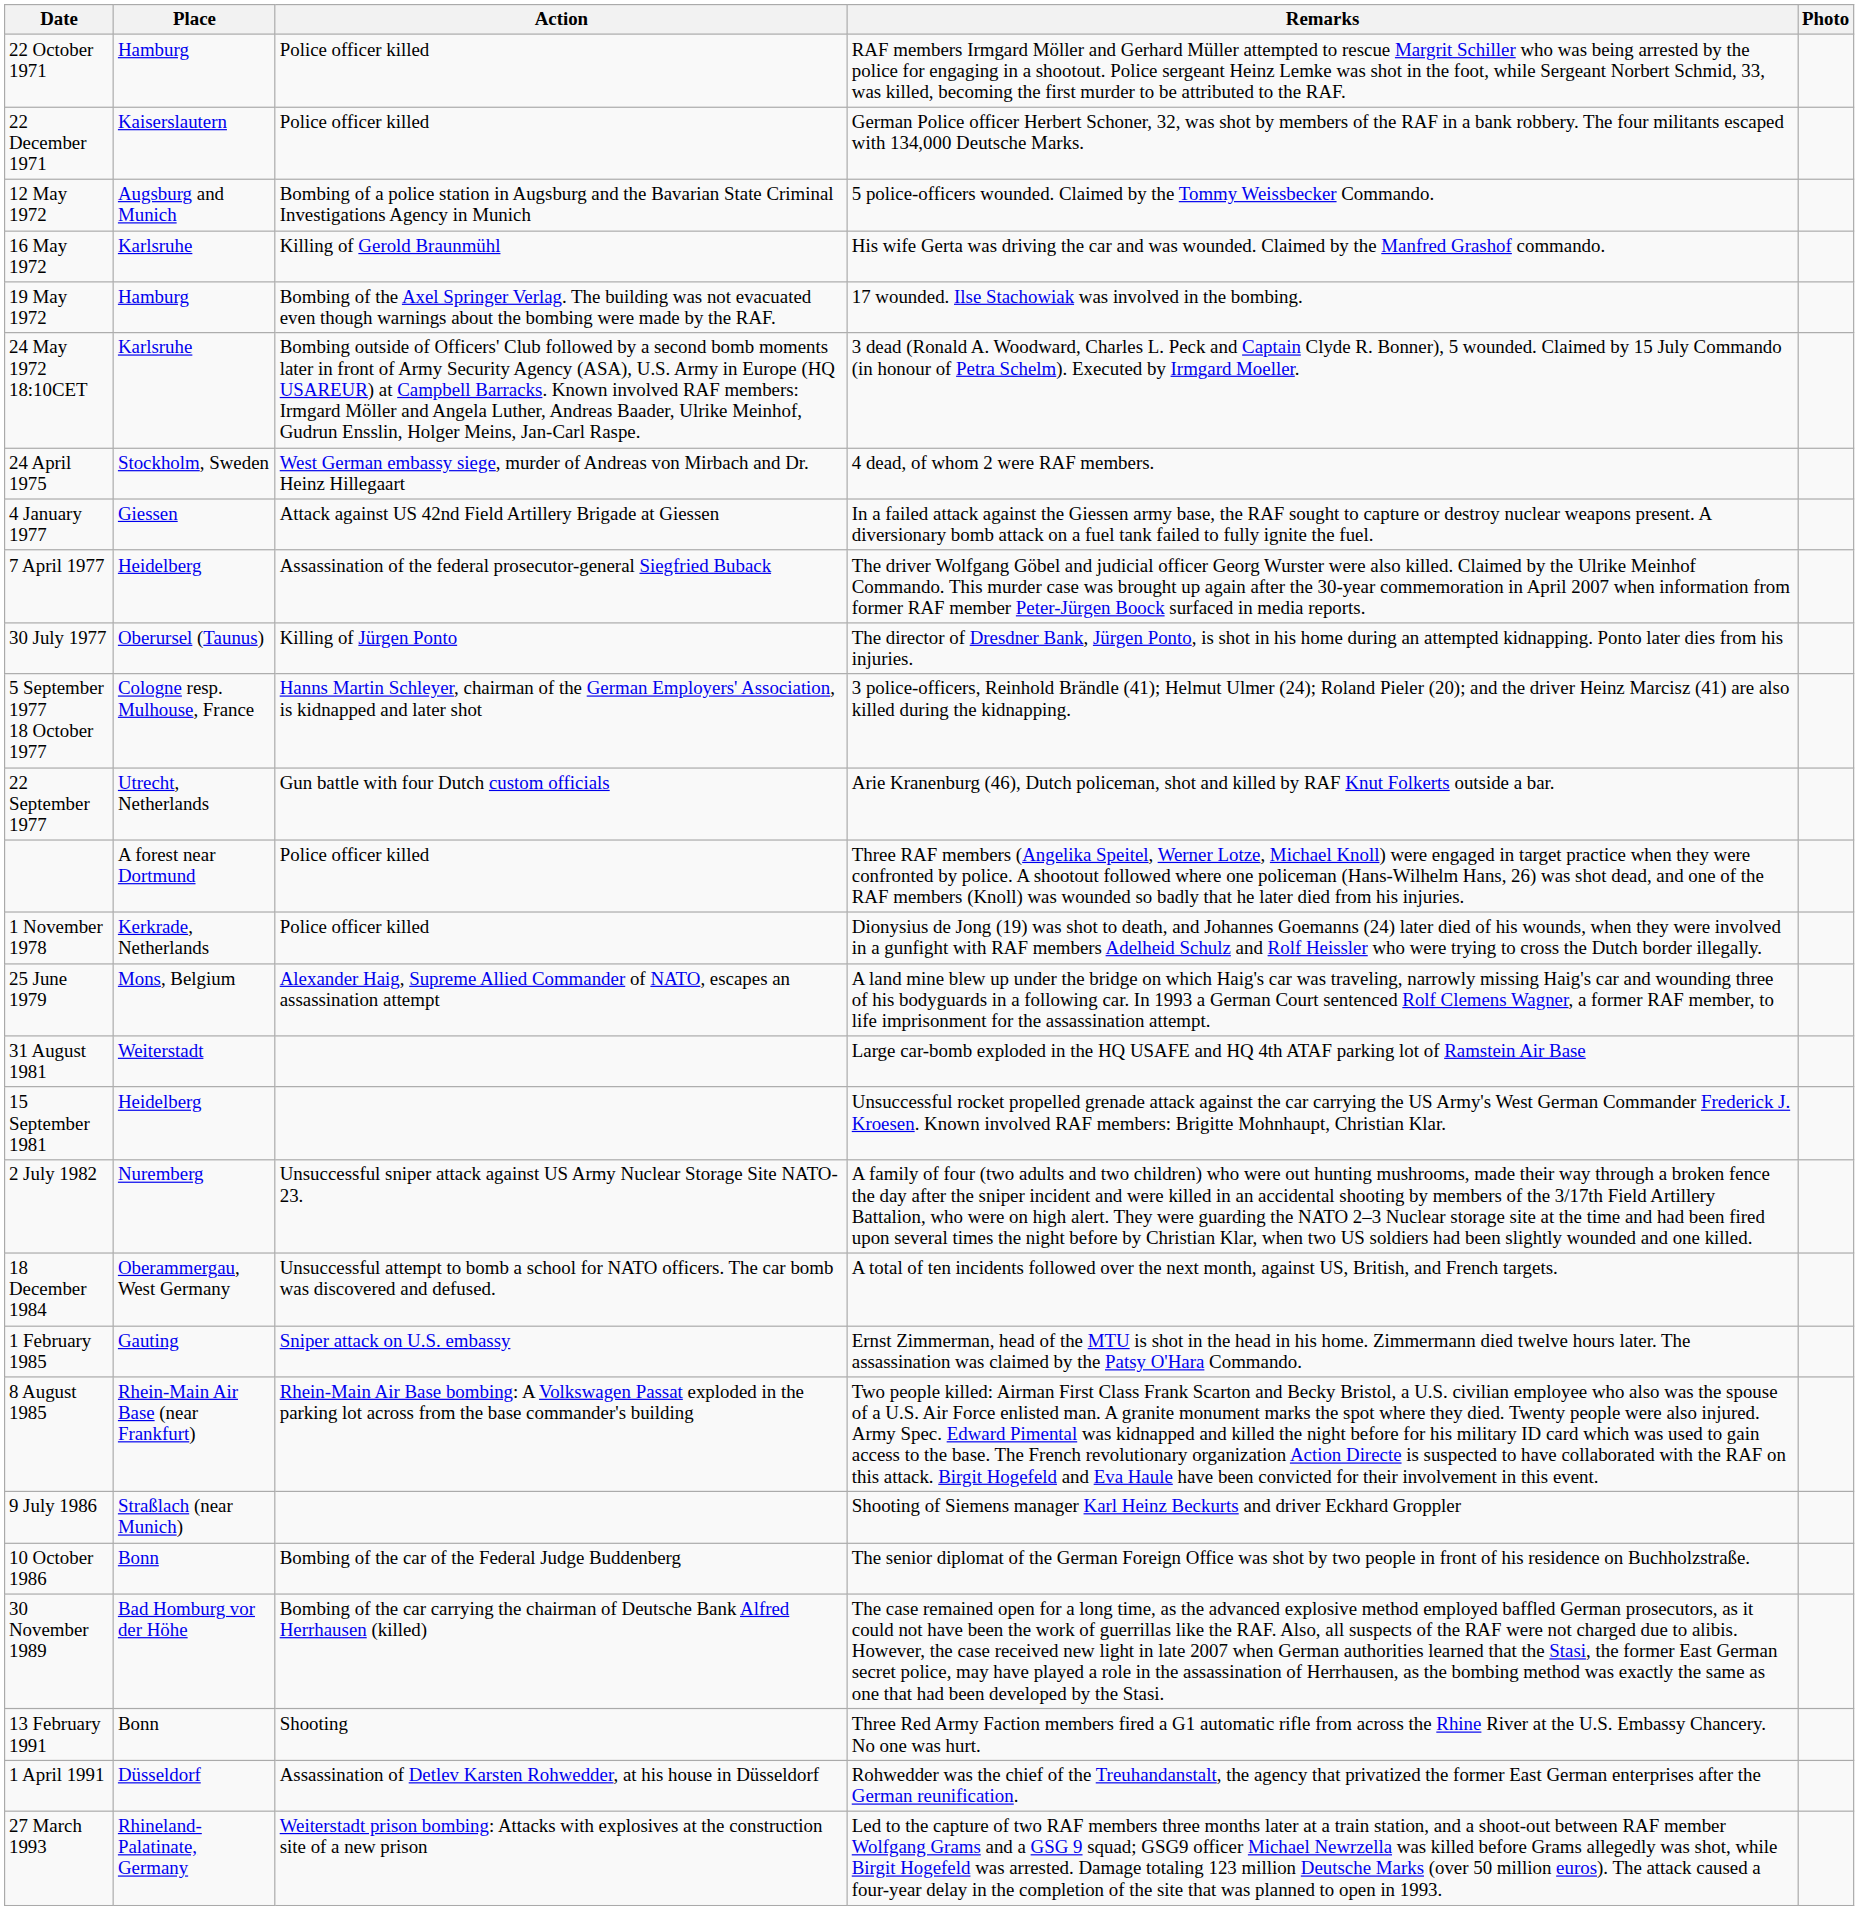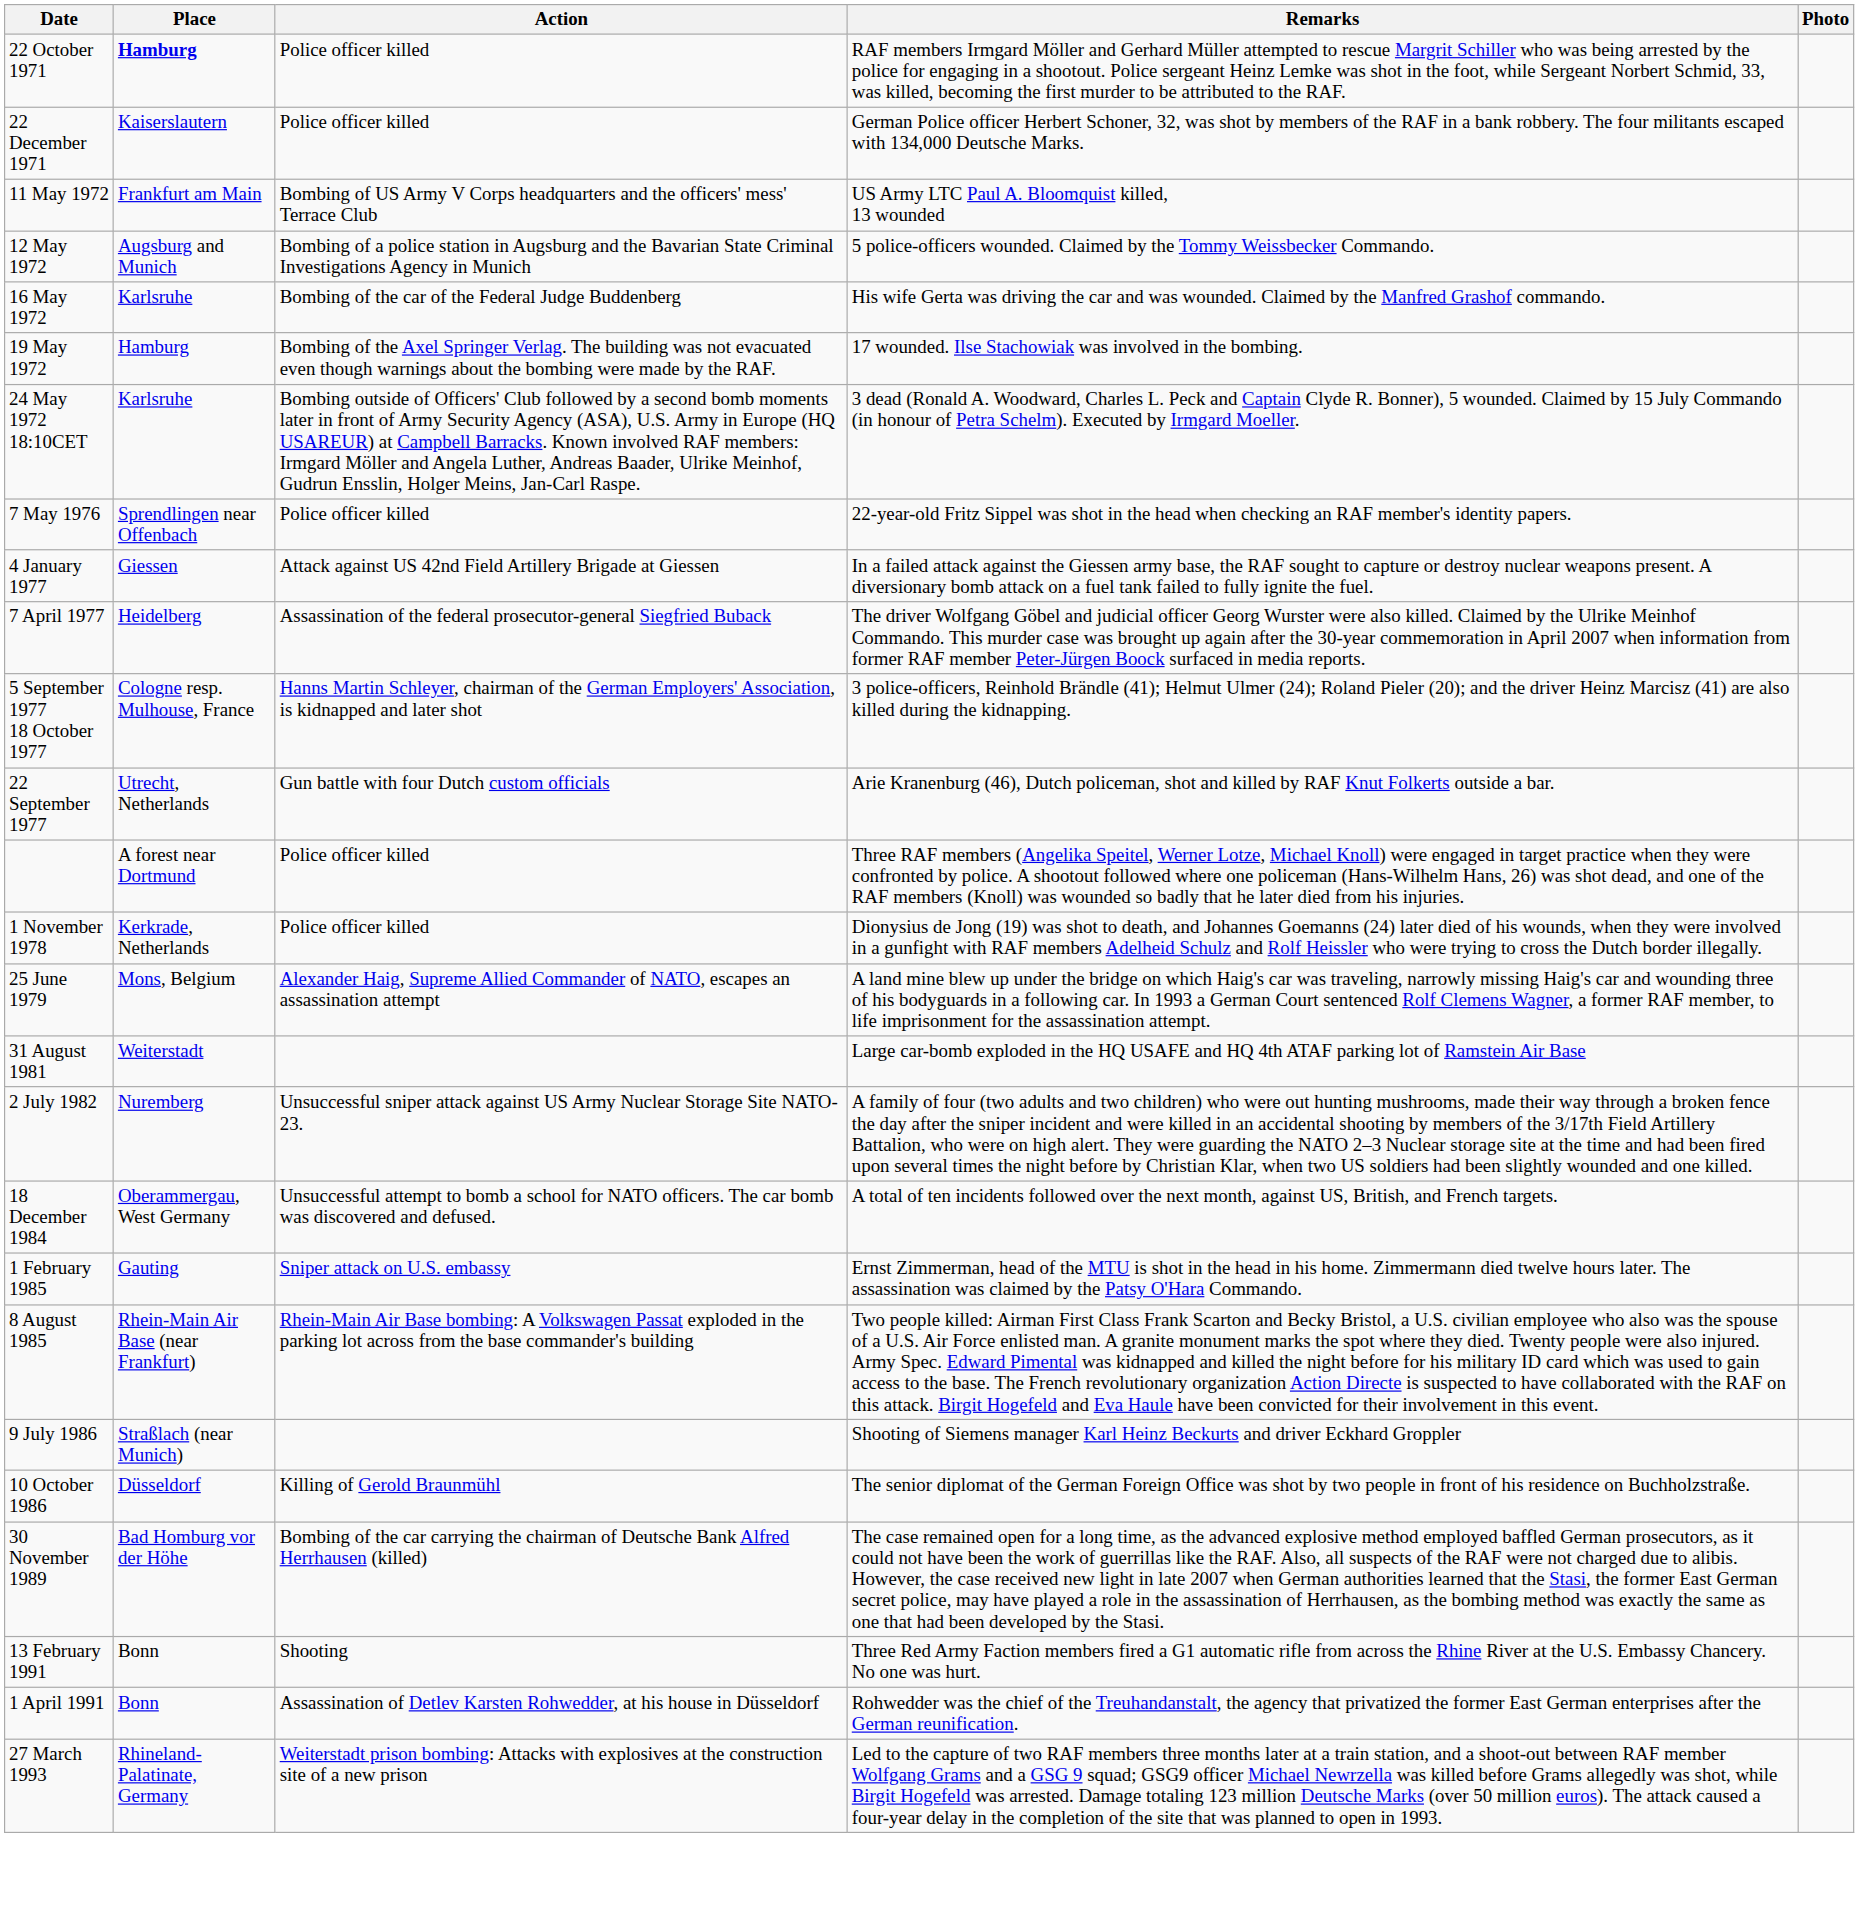(153, 49) normal -> (157, 49) bold
+ row: (59, 194)
(390, 245) Killing of Gerold Braunmühl -> (480, 296) Bombing of the car of the Federal Judge Buddenberg
- row: (40, 473)
+ row: (55, 513)
- row: (58, 637)
- row: (49, 1123)
(138, 1557) Bonn -> (159, 1485) Düsseldorf
(480, 1557) Bombing of the car of the Federal Judge Buddenberg -> (390, 1485) Killing of Gerold Braunmühl
(159, 1775) Düsseldorf -> (138, 1702) Bonn
